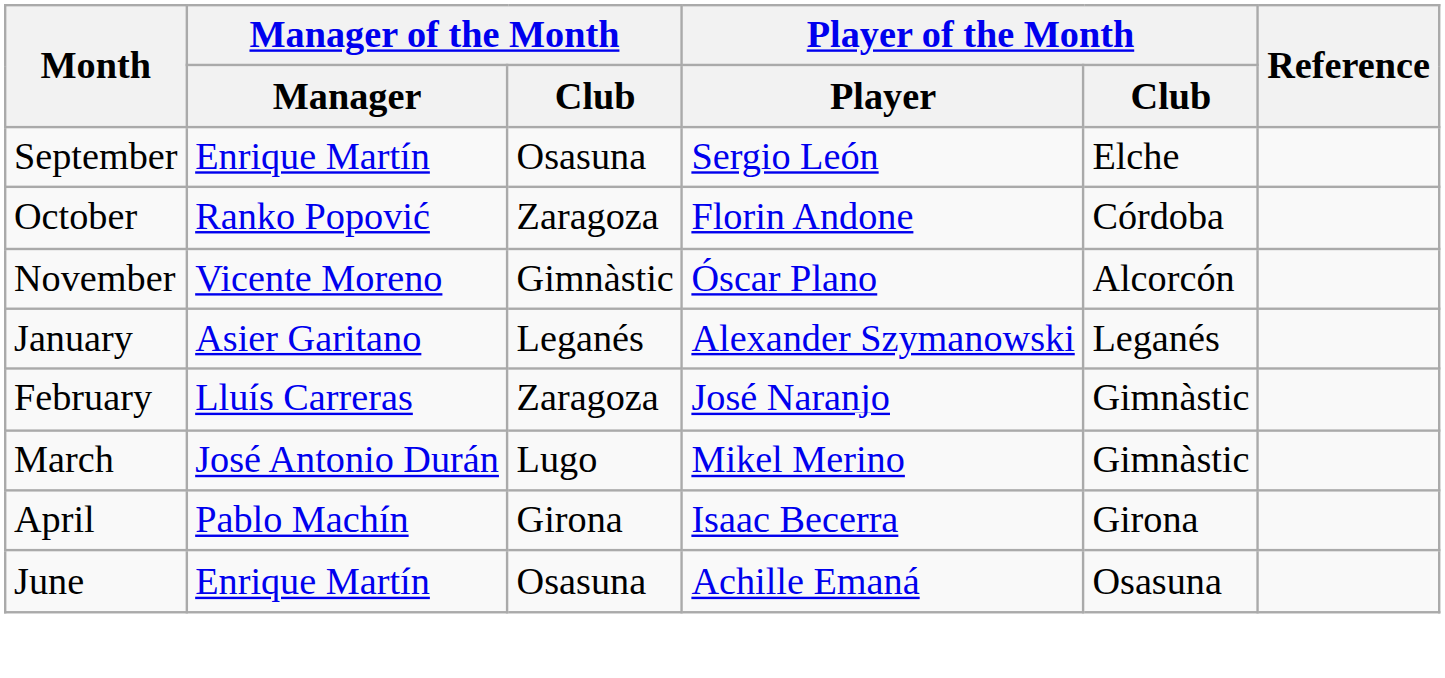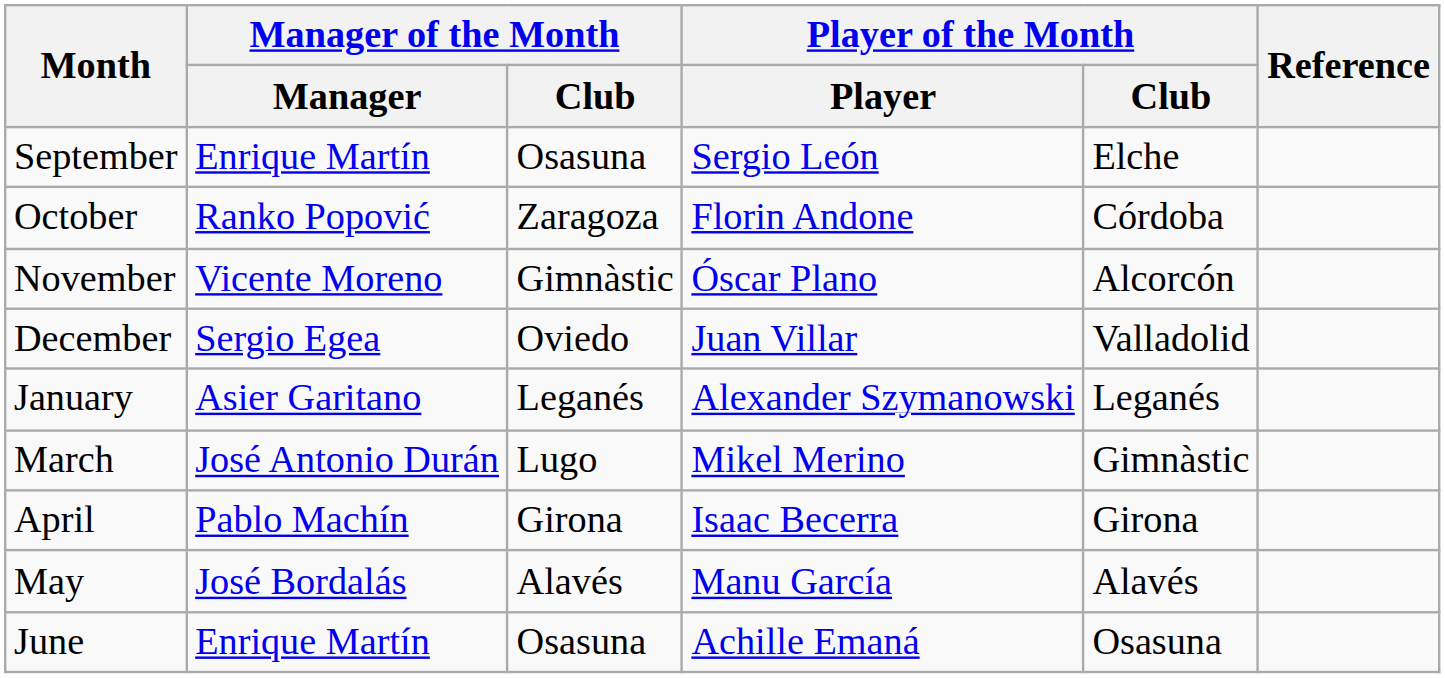+ row: (93, 338)
- row: (83, 398)
+ row: (49, 580)
